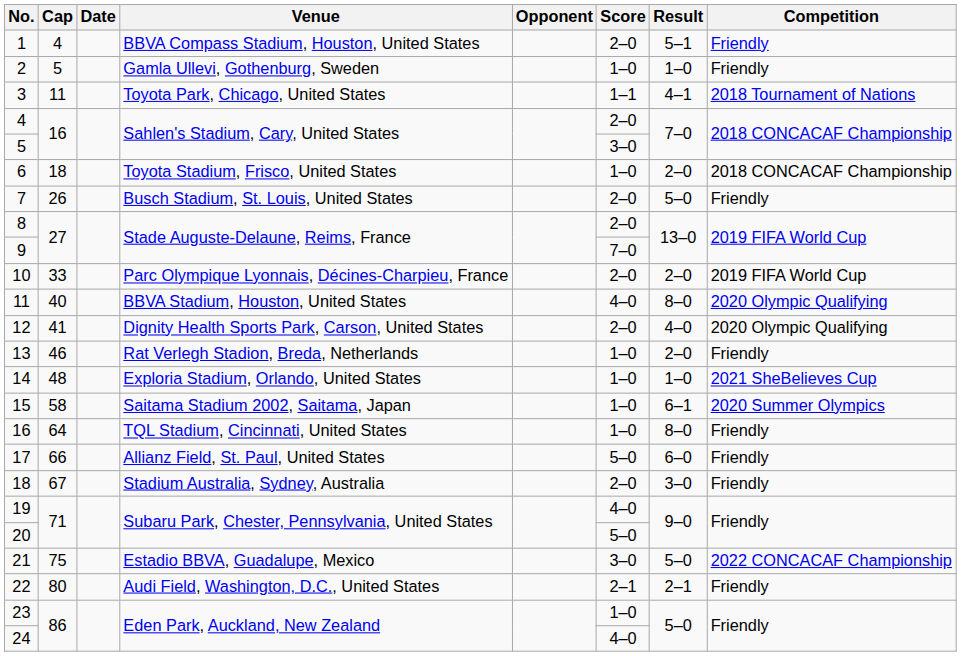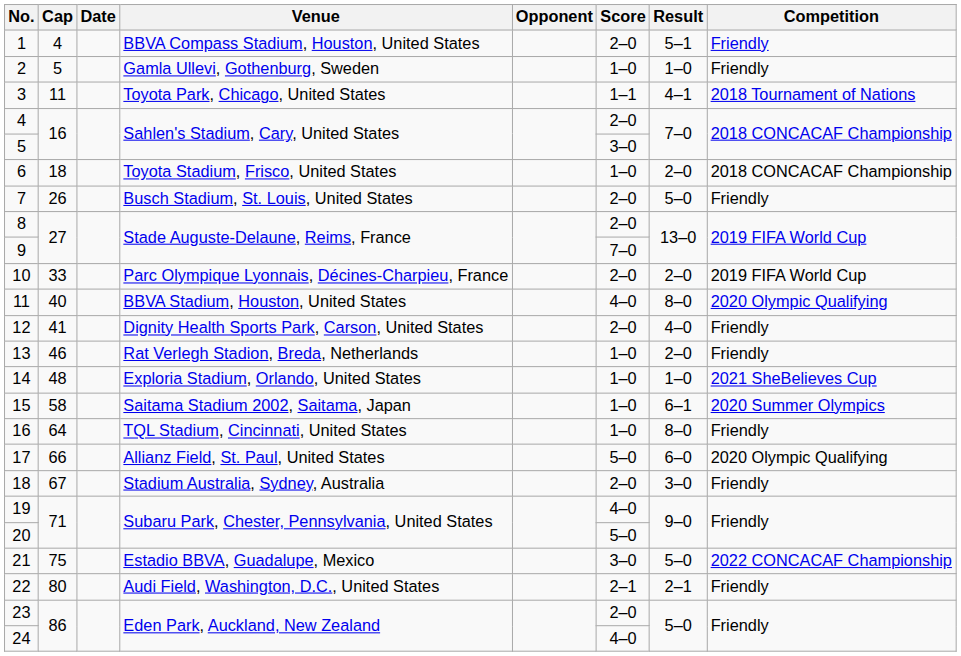(799, 328) 2020 Olympic Qualifying -> (740, 328) Friendly
(740, 457) Friendly -> (799, 457) 2020 Olympic Qualifying
(623, 612) 1–0 -> (623, 612) 2–0
